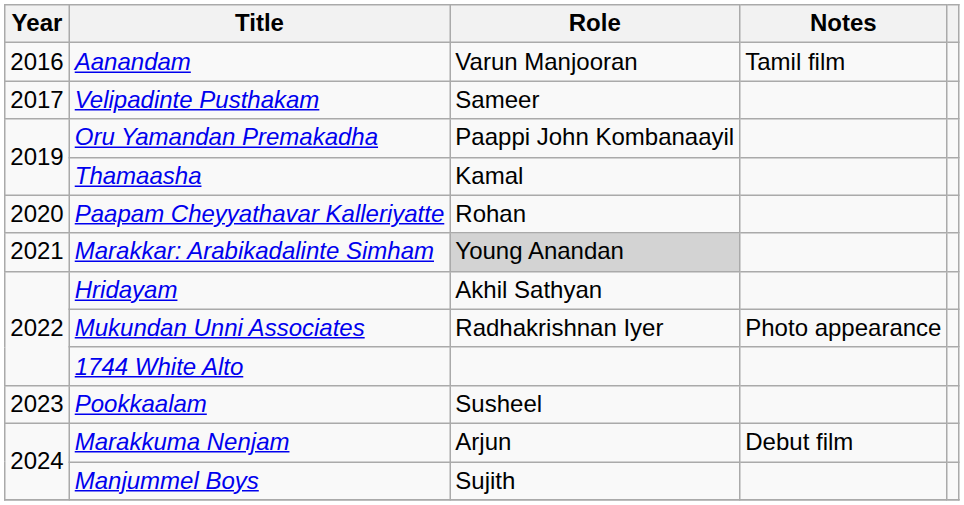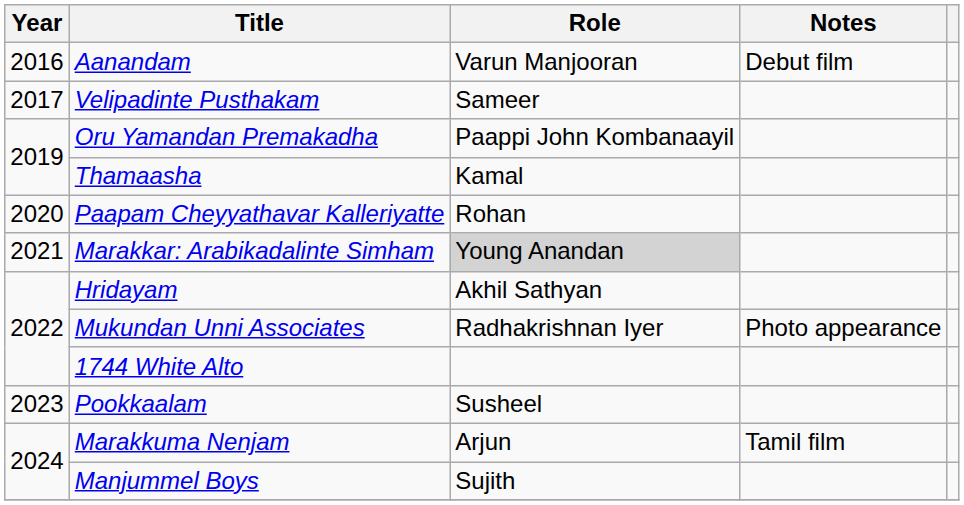(795, 61) Tamil film -> (799, 61) Debut film
(799, 442) Debut film -> (795, 442) Tamil film
